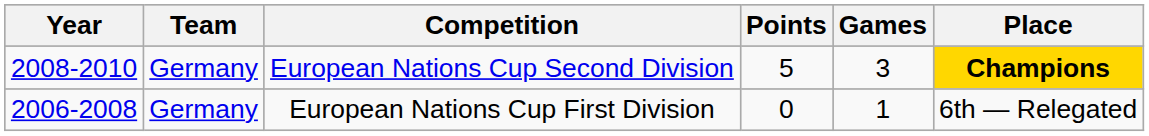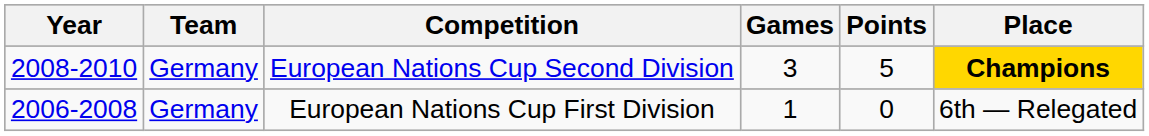columns swapped: (883, 25) <-> (786, 25)
